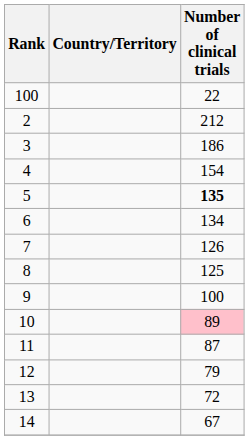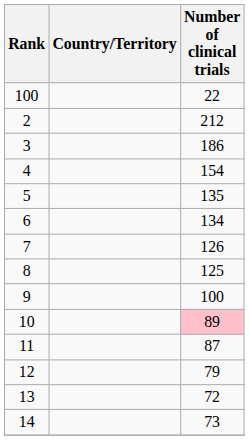(212, 196) bold -> (212, 196) normal
(212, 422) 67 -> (212, 422) 73
